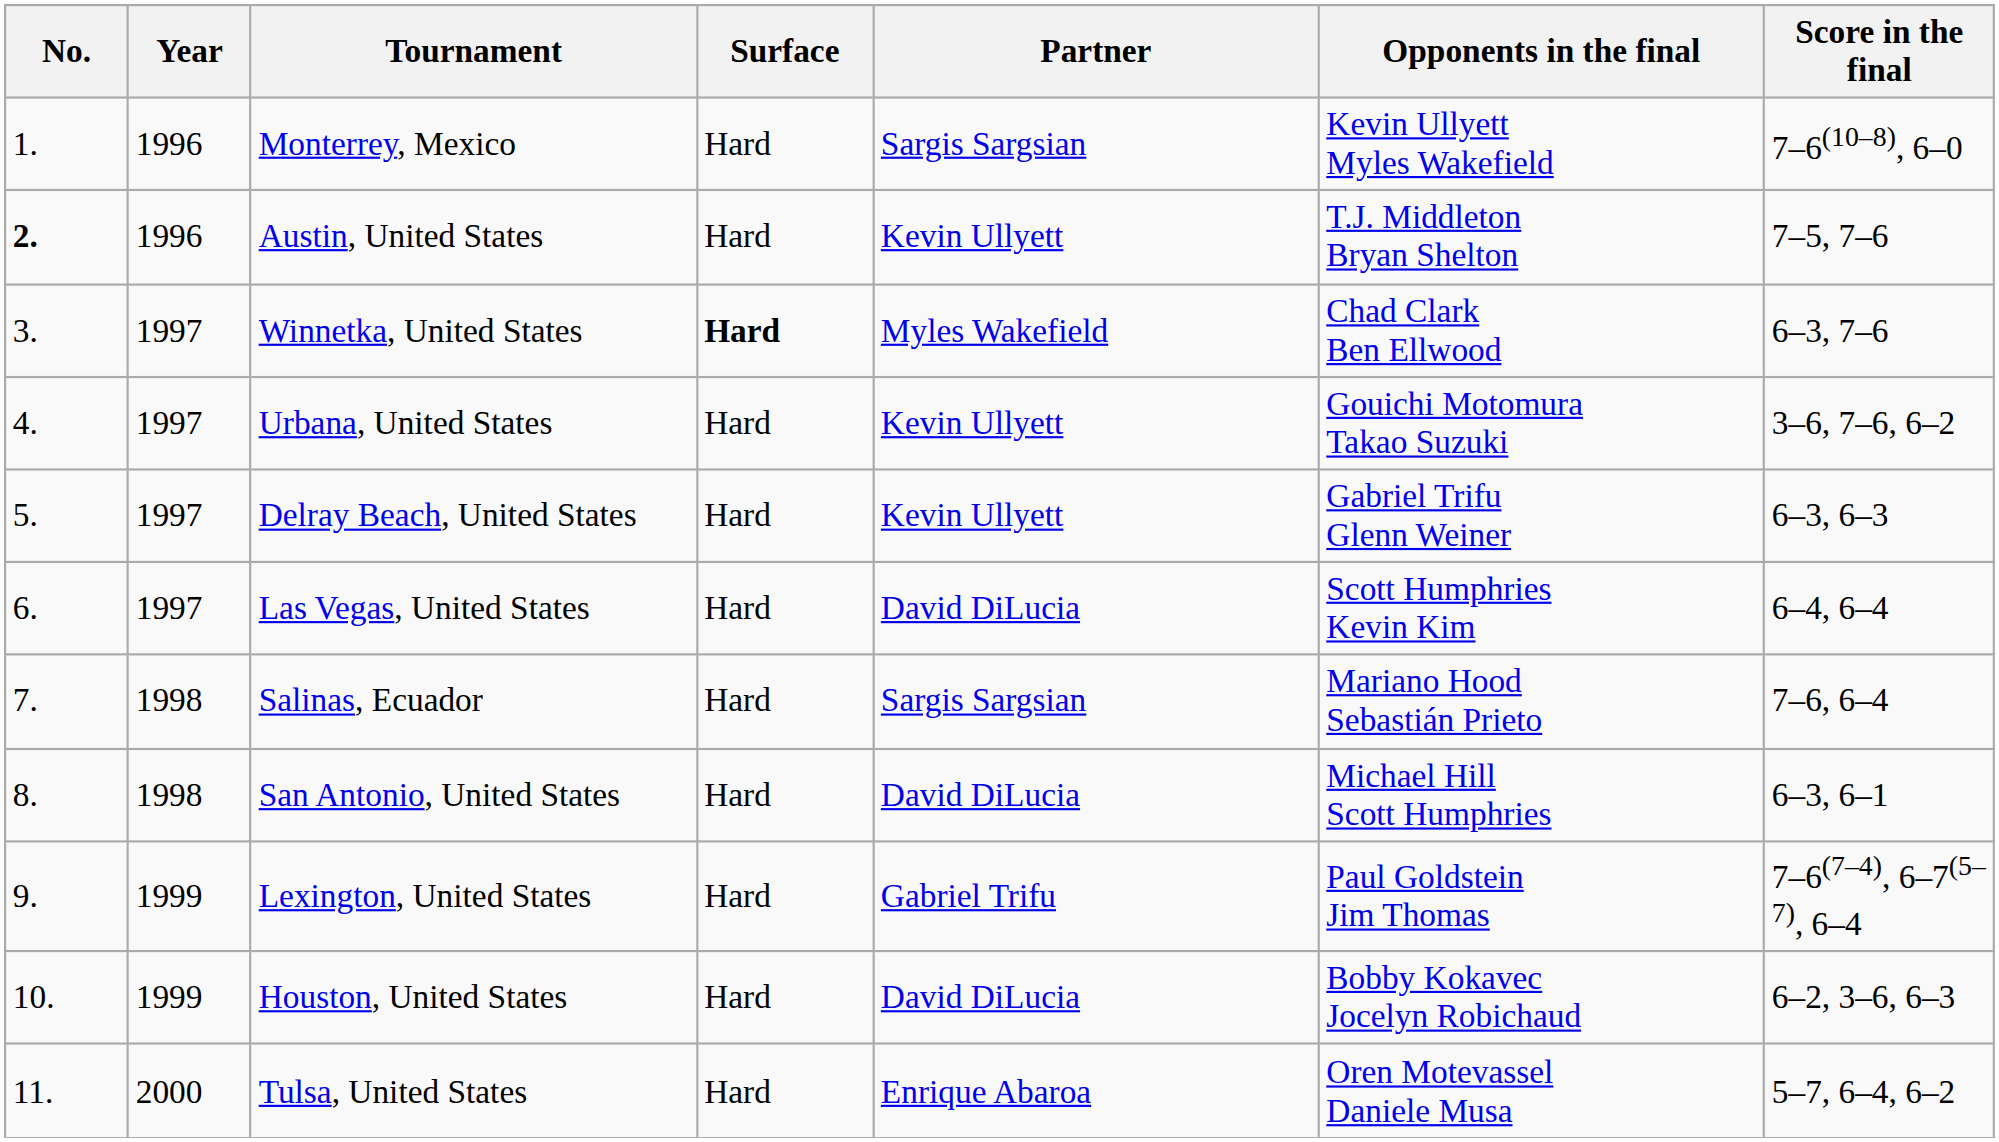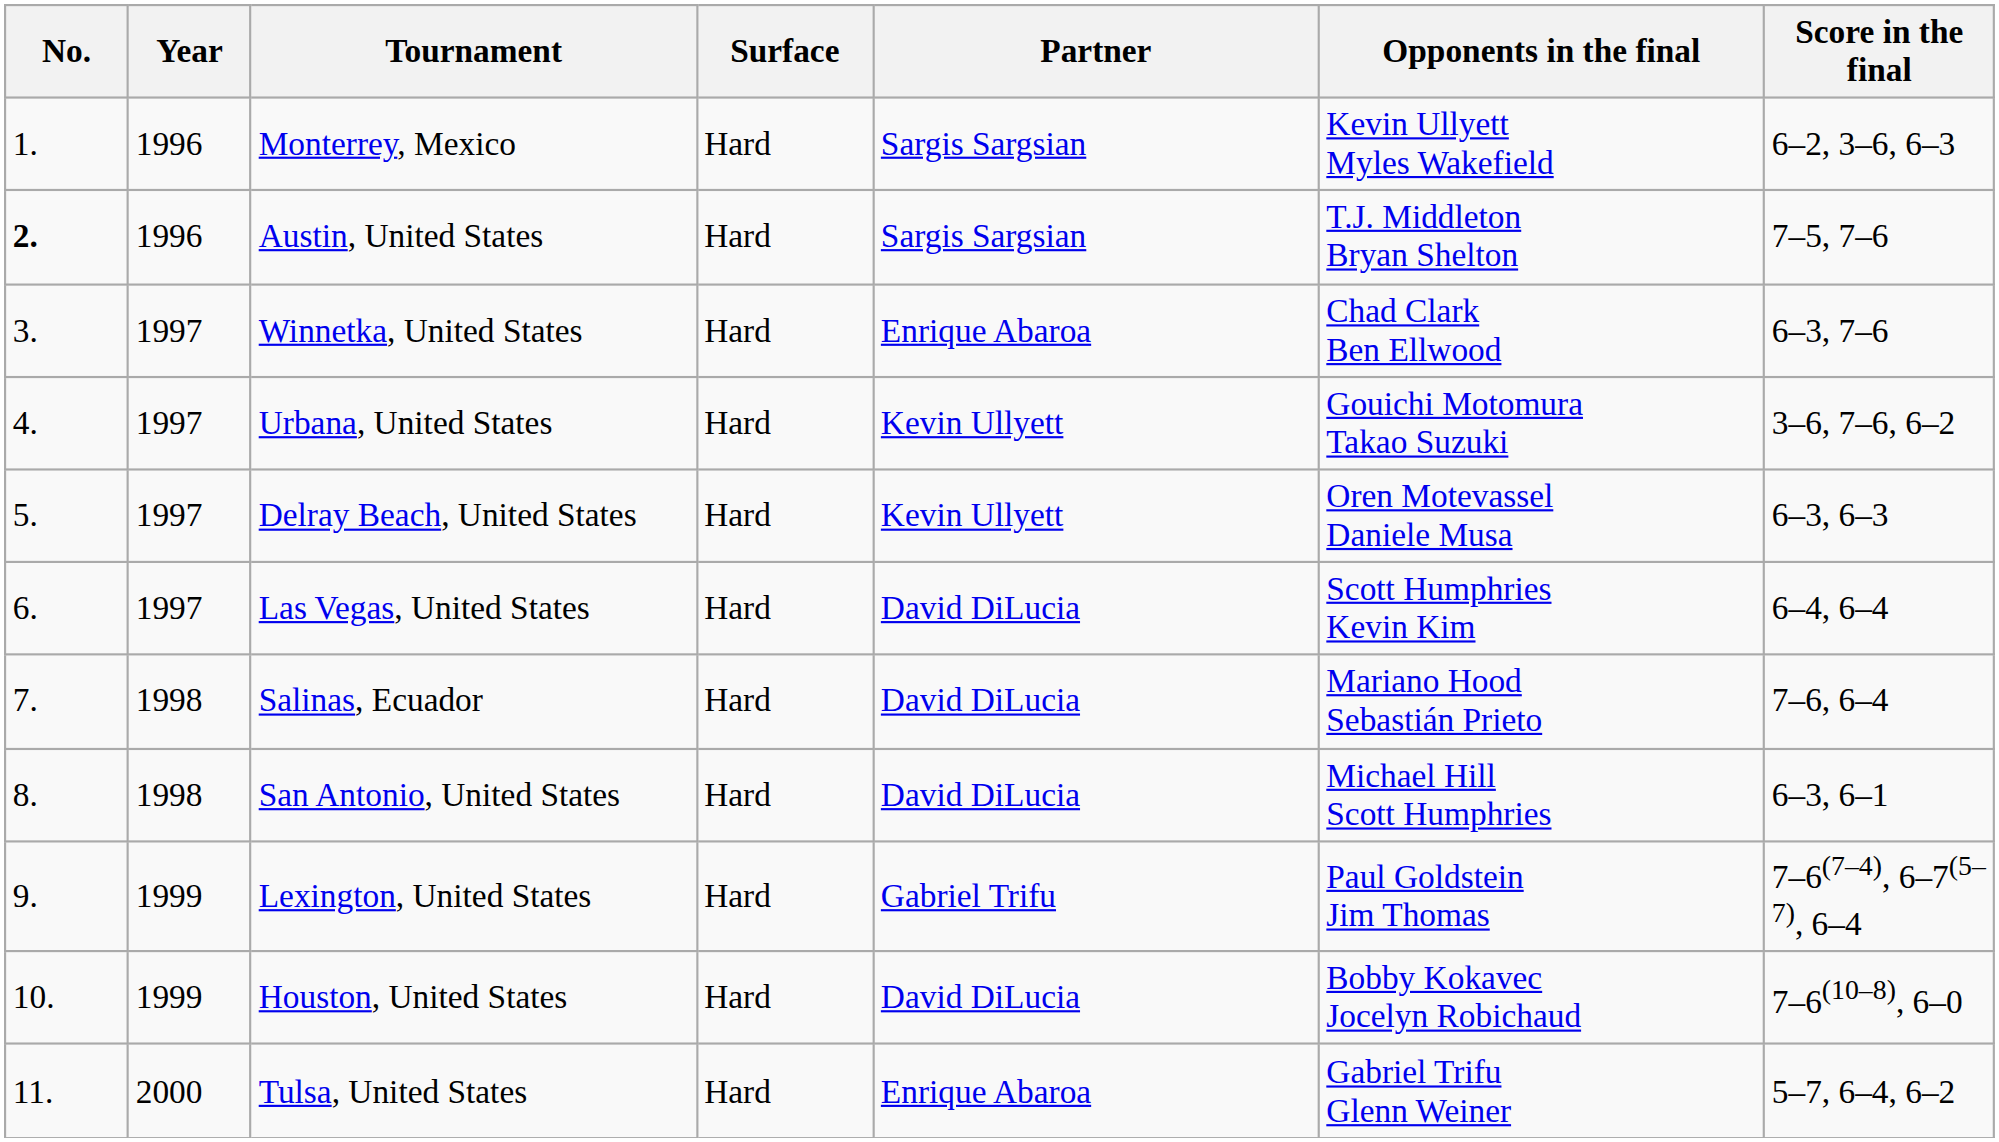(1867, 143) 7–6(10–8), 6–0 -> (1864, 143) 6–2, 3–6, 6–3
(972, 236) Kevin Ullyett -> (984, 236) Sargis Sargsian
(742, 329) bold -> (738, 329) normal
(995, 329) Myles Wakefield -> (986, 329) Enrique Abaroa
(1419, 514) Gabriel Trifu Glenn Weiner -> (1440, 514) Oren Motevassel Daniele Musa
(984, 700) Sargis Sargsian -> (980, 700) David DiLucia
(1864, 996) 6–2, 3–6, 6–3 -> (1867, 996) 7–6(10–8), 6–0
(1440, 1089) Oren Motevassel Daniele Musa -> (1419, 1089) Gabriel Trifu Glenn Weiner
